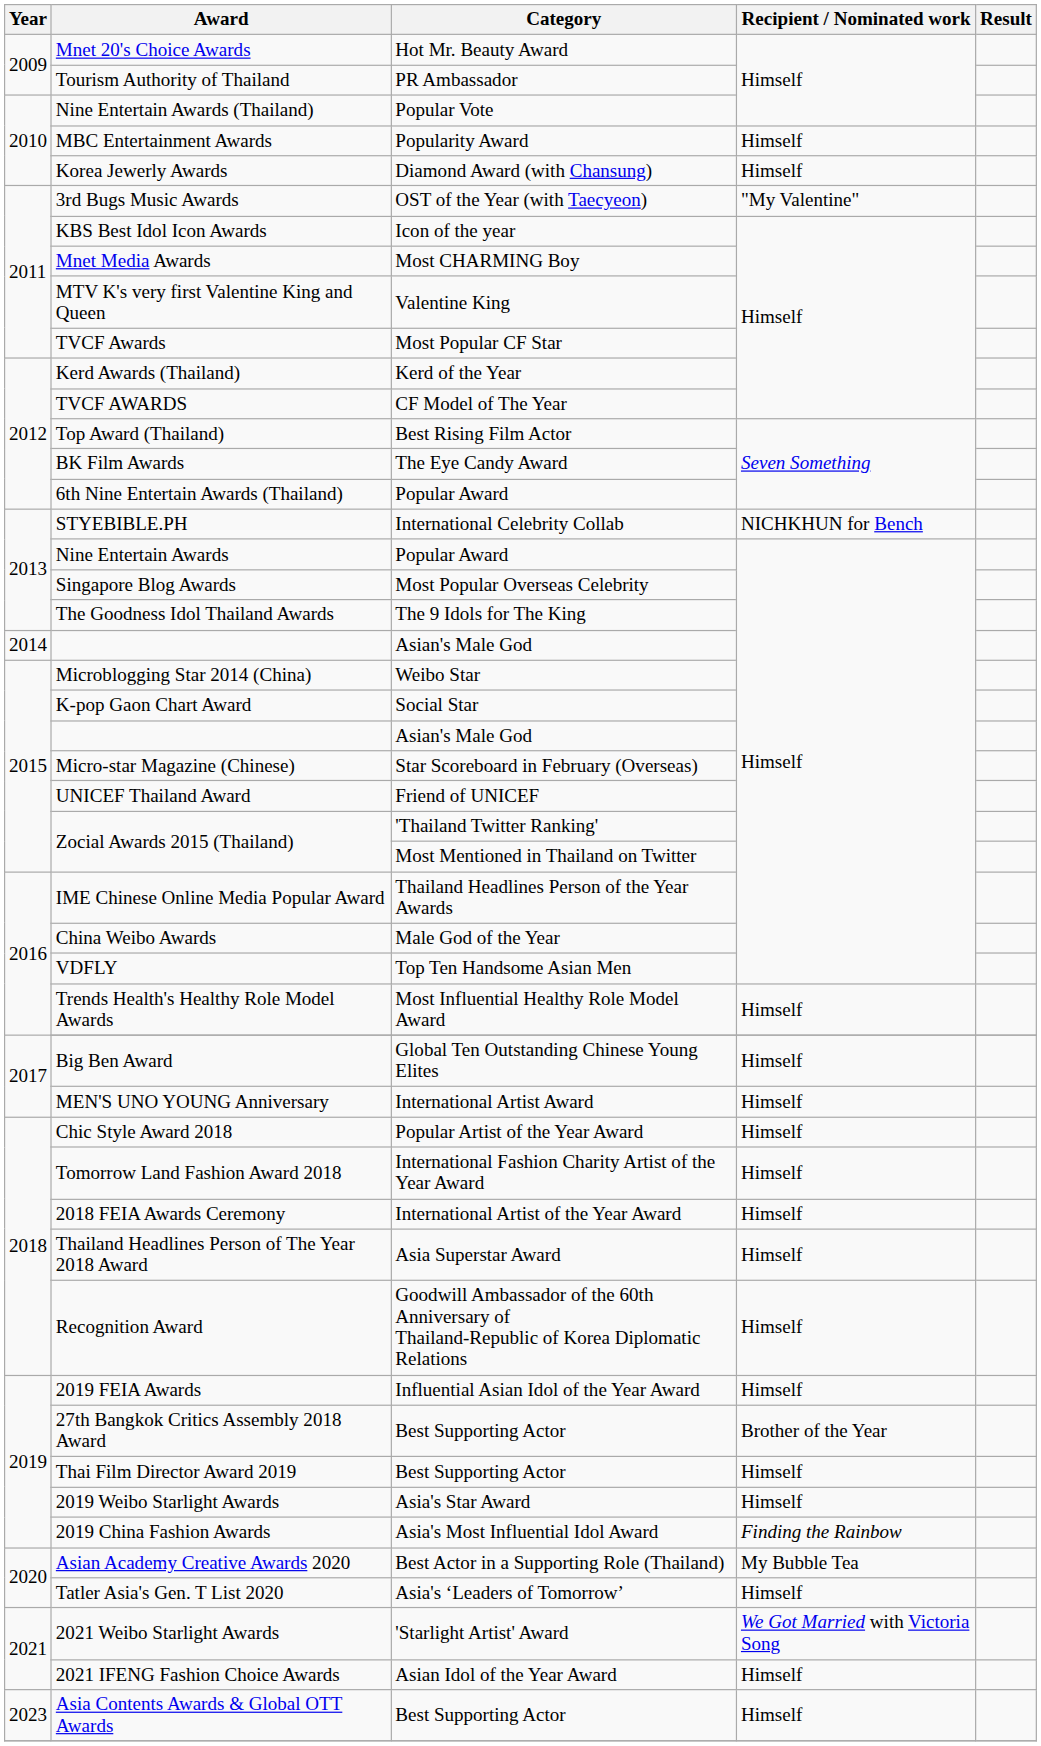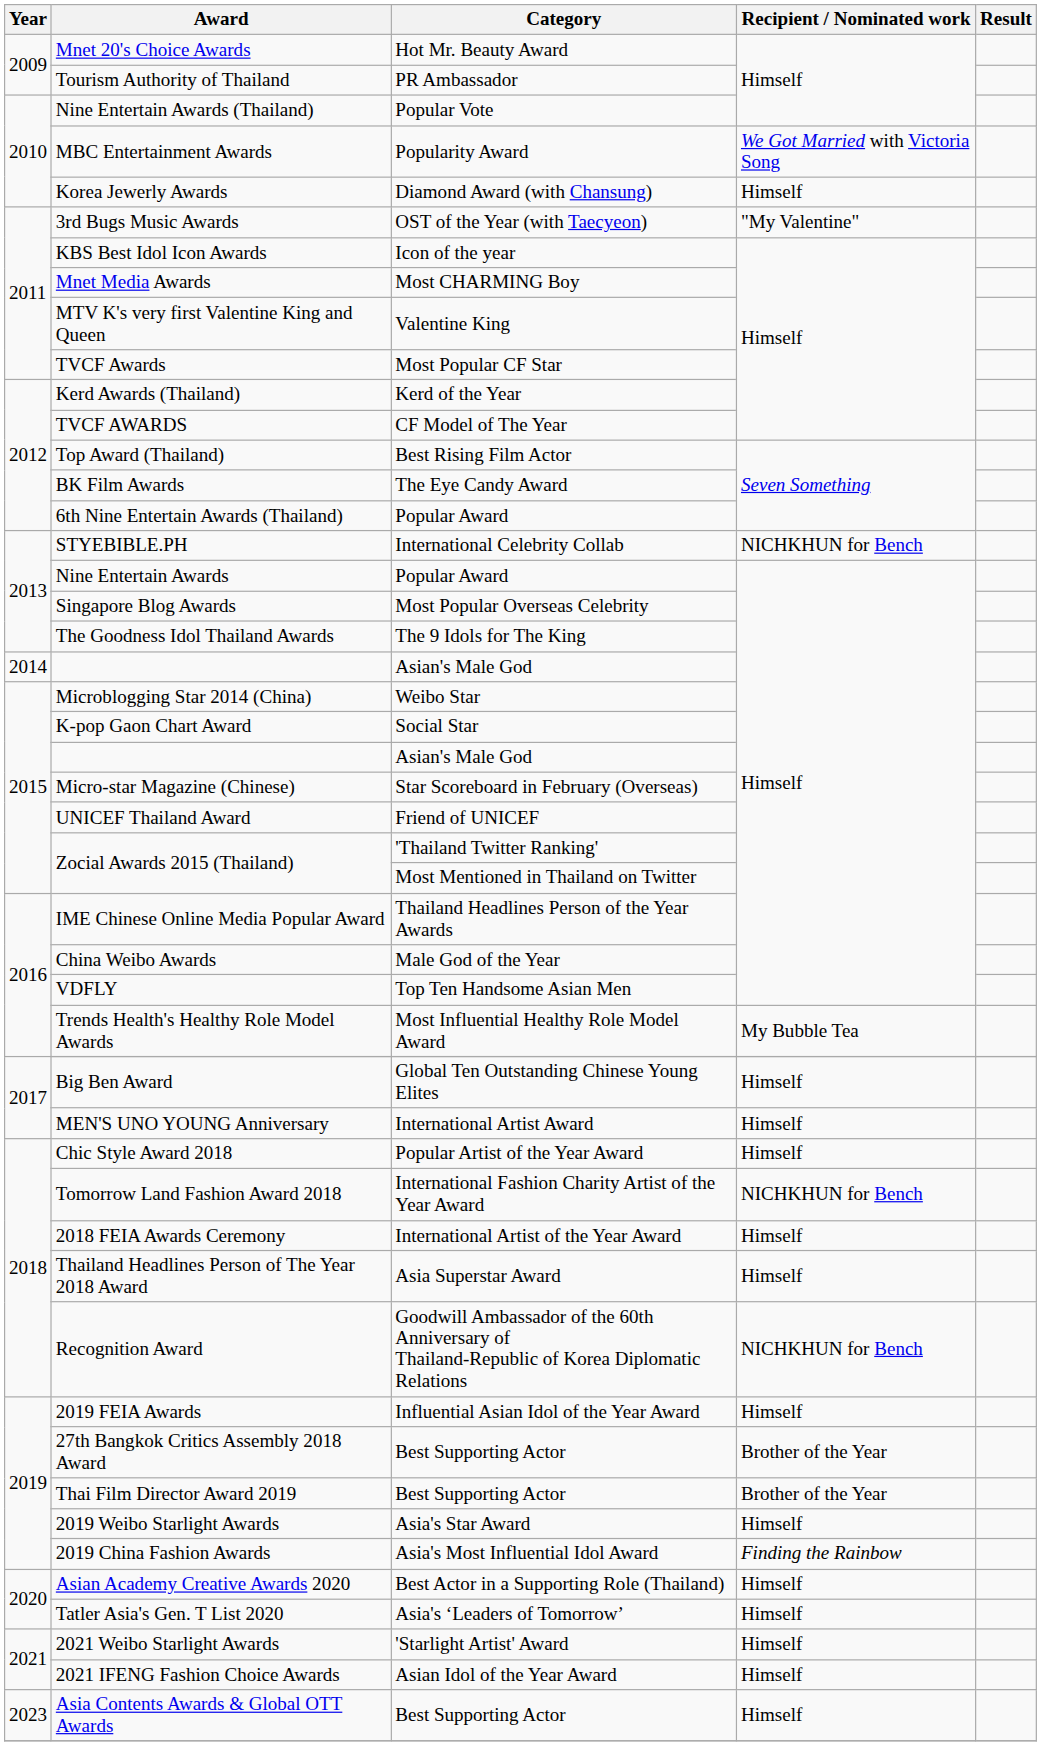(772, 140) Himself -> (855, 151) We Got Married with Victoria Song
(772, 1009) Himself -> (800, 1030) My Bubble Tea
(772, 1172) Himself -> (832, 1194) NICHKHUN for Bench
(772, 1327) Himself -> (832, 1349) NICHKHUN for Bench
(772, 1471) Himself -> (814, 1493) Brother of the Year
(800, 1562) My Bubble Tea -> (772, 1583) Himself
(855, 1633) We Got Married with Victoria Song -> (772, 1644) Himself
